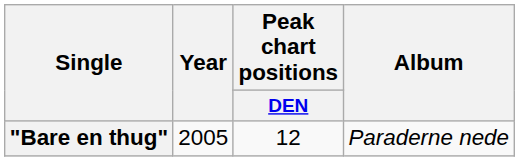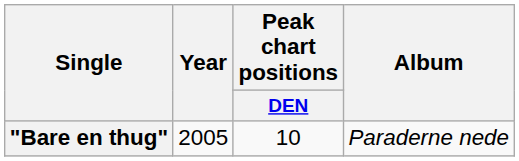(288, 138) 12 -> (288, 138) 10
